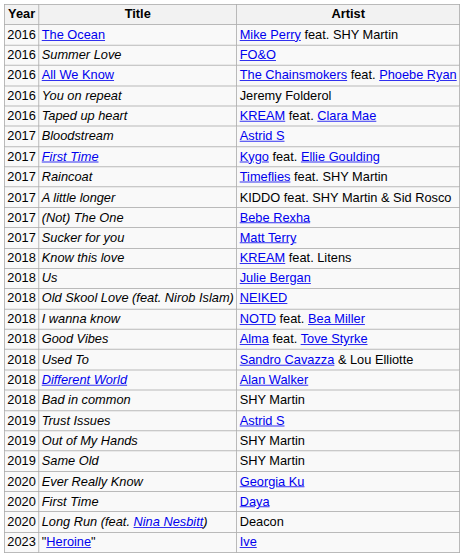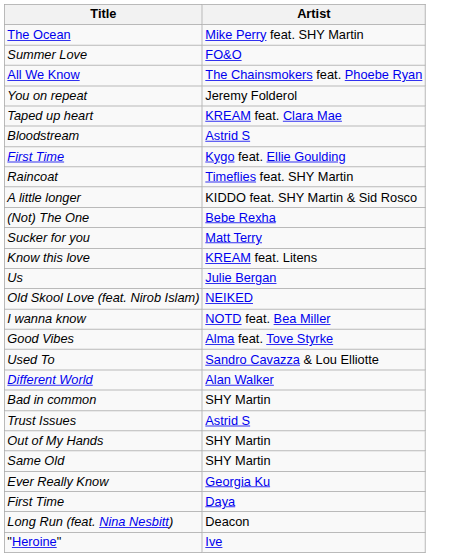- column: (22, 14)
